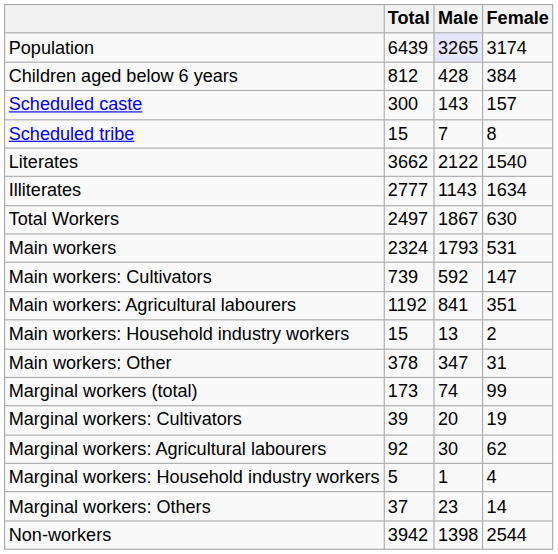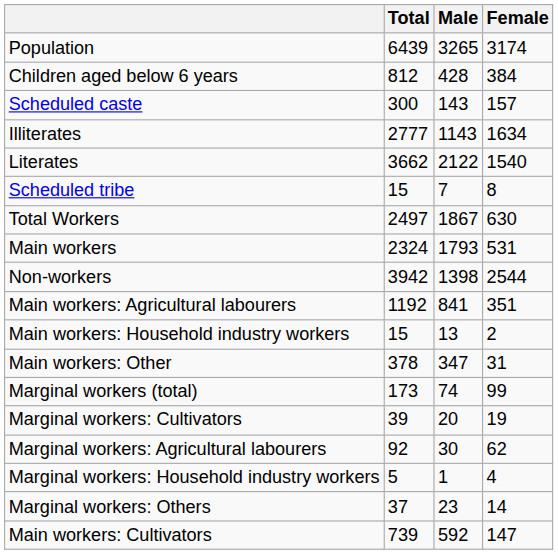(458, 47) lavender background -> (458, 47) no background
rows swapped: (72, 133) <-> (45, 190)
rows swapped: (110, 276) <-> (60, 534)
